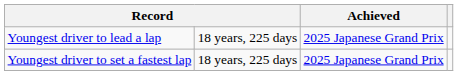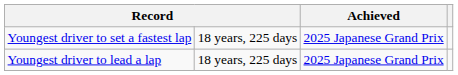rows swapped: (84, 38) <-> (99, 60)
